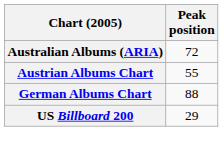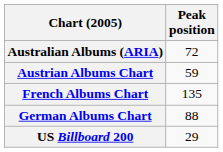(192, 72) 55 -> (192, 72) 59
+ row: (85, 94)
